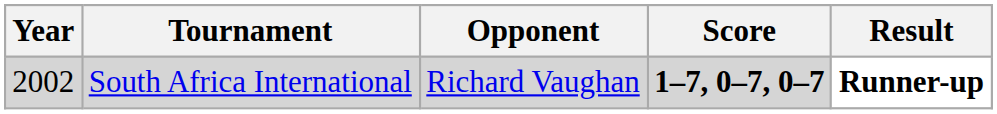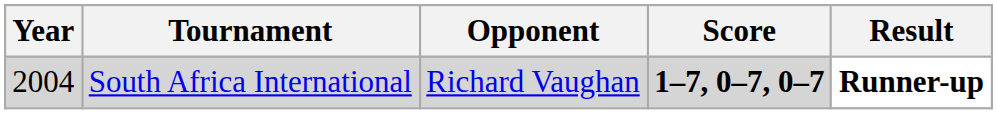(43, 81) 2002 -> (43, 81) 2004
